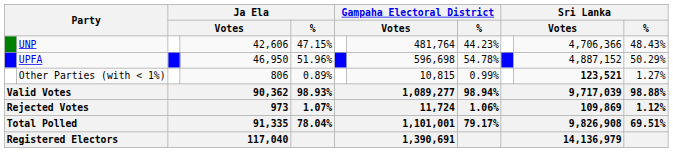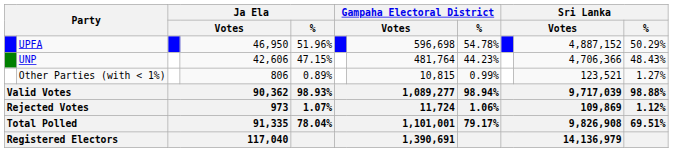rows swapped: (31, 60) <-> (28, 44)
(601, 76) bold -> (601, 76) normal
